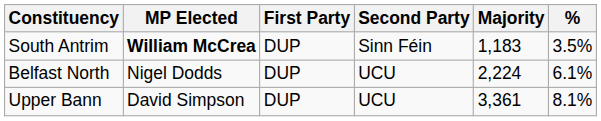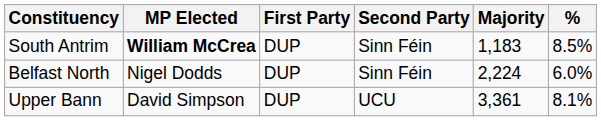(572, 45) 3.5% -> (572, 45) 8.5%
(377, 73) UCU -> (395, 73) Sinn Féin
(572, 73) 6.1% -> (572, 73) 6.0%
